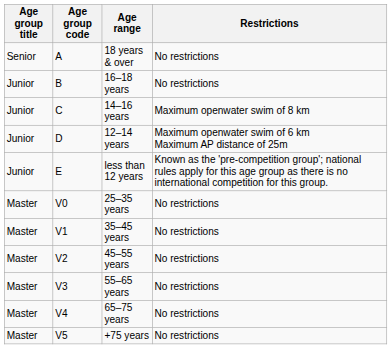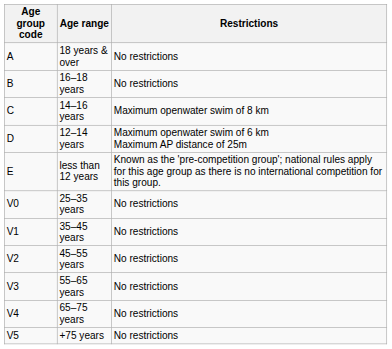- column: (29, 23)
